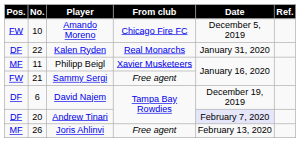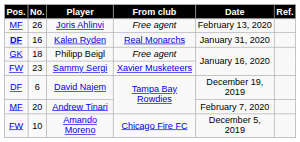rows swapped: (80, 30) <-> (80, 130)
(16, 49) normal -> (16, 40) bold
(37, 49) 22 -> (37, 40) 16
(16, 64) MF -> (16, 54) GK
(37, 64) 11 -> (37, 54) 18
(154, 64) Xavier Musketeers -> (154, 54) Free agent
(37, 78) 21 -> (37, 68) 23
(154, 78) Free agent -> (154, 68) Xavier Musketeers
(16, 116) DF -> (16, 106) MF
(235, 116) lavender background -> (235, 106) no background
